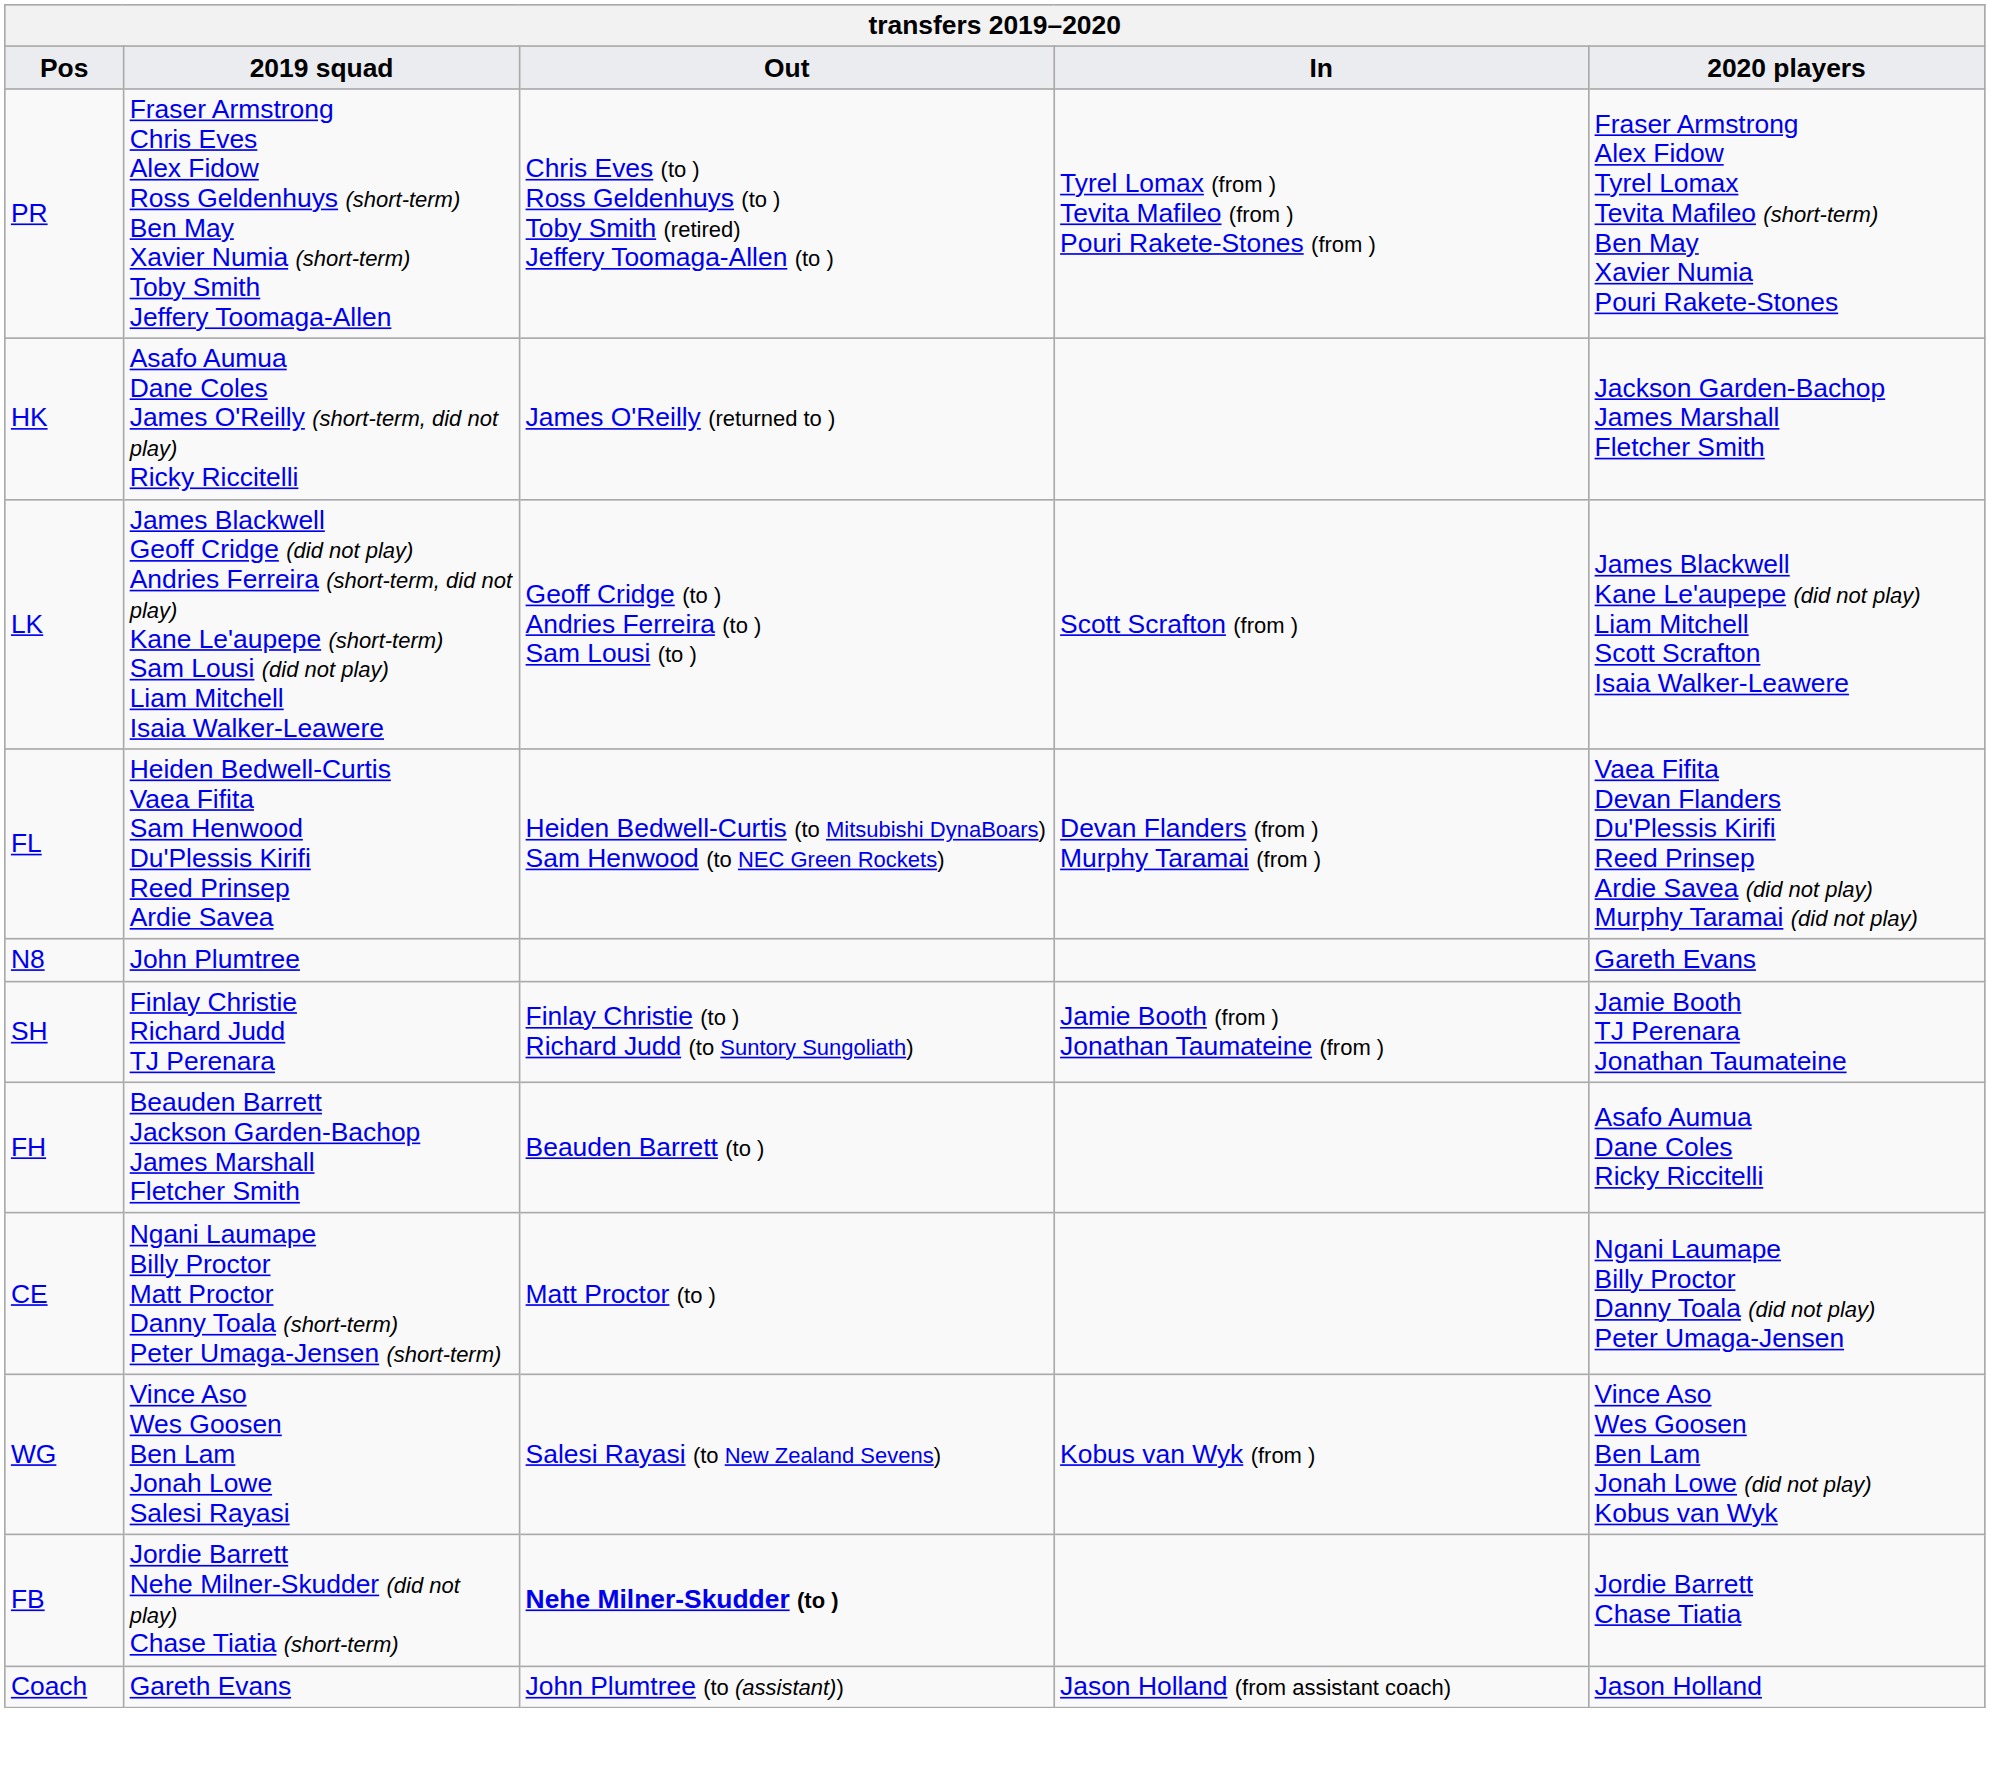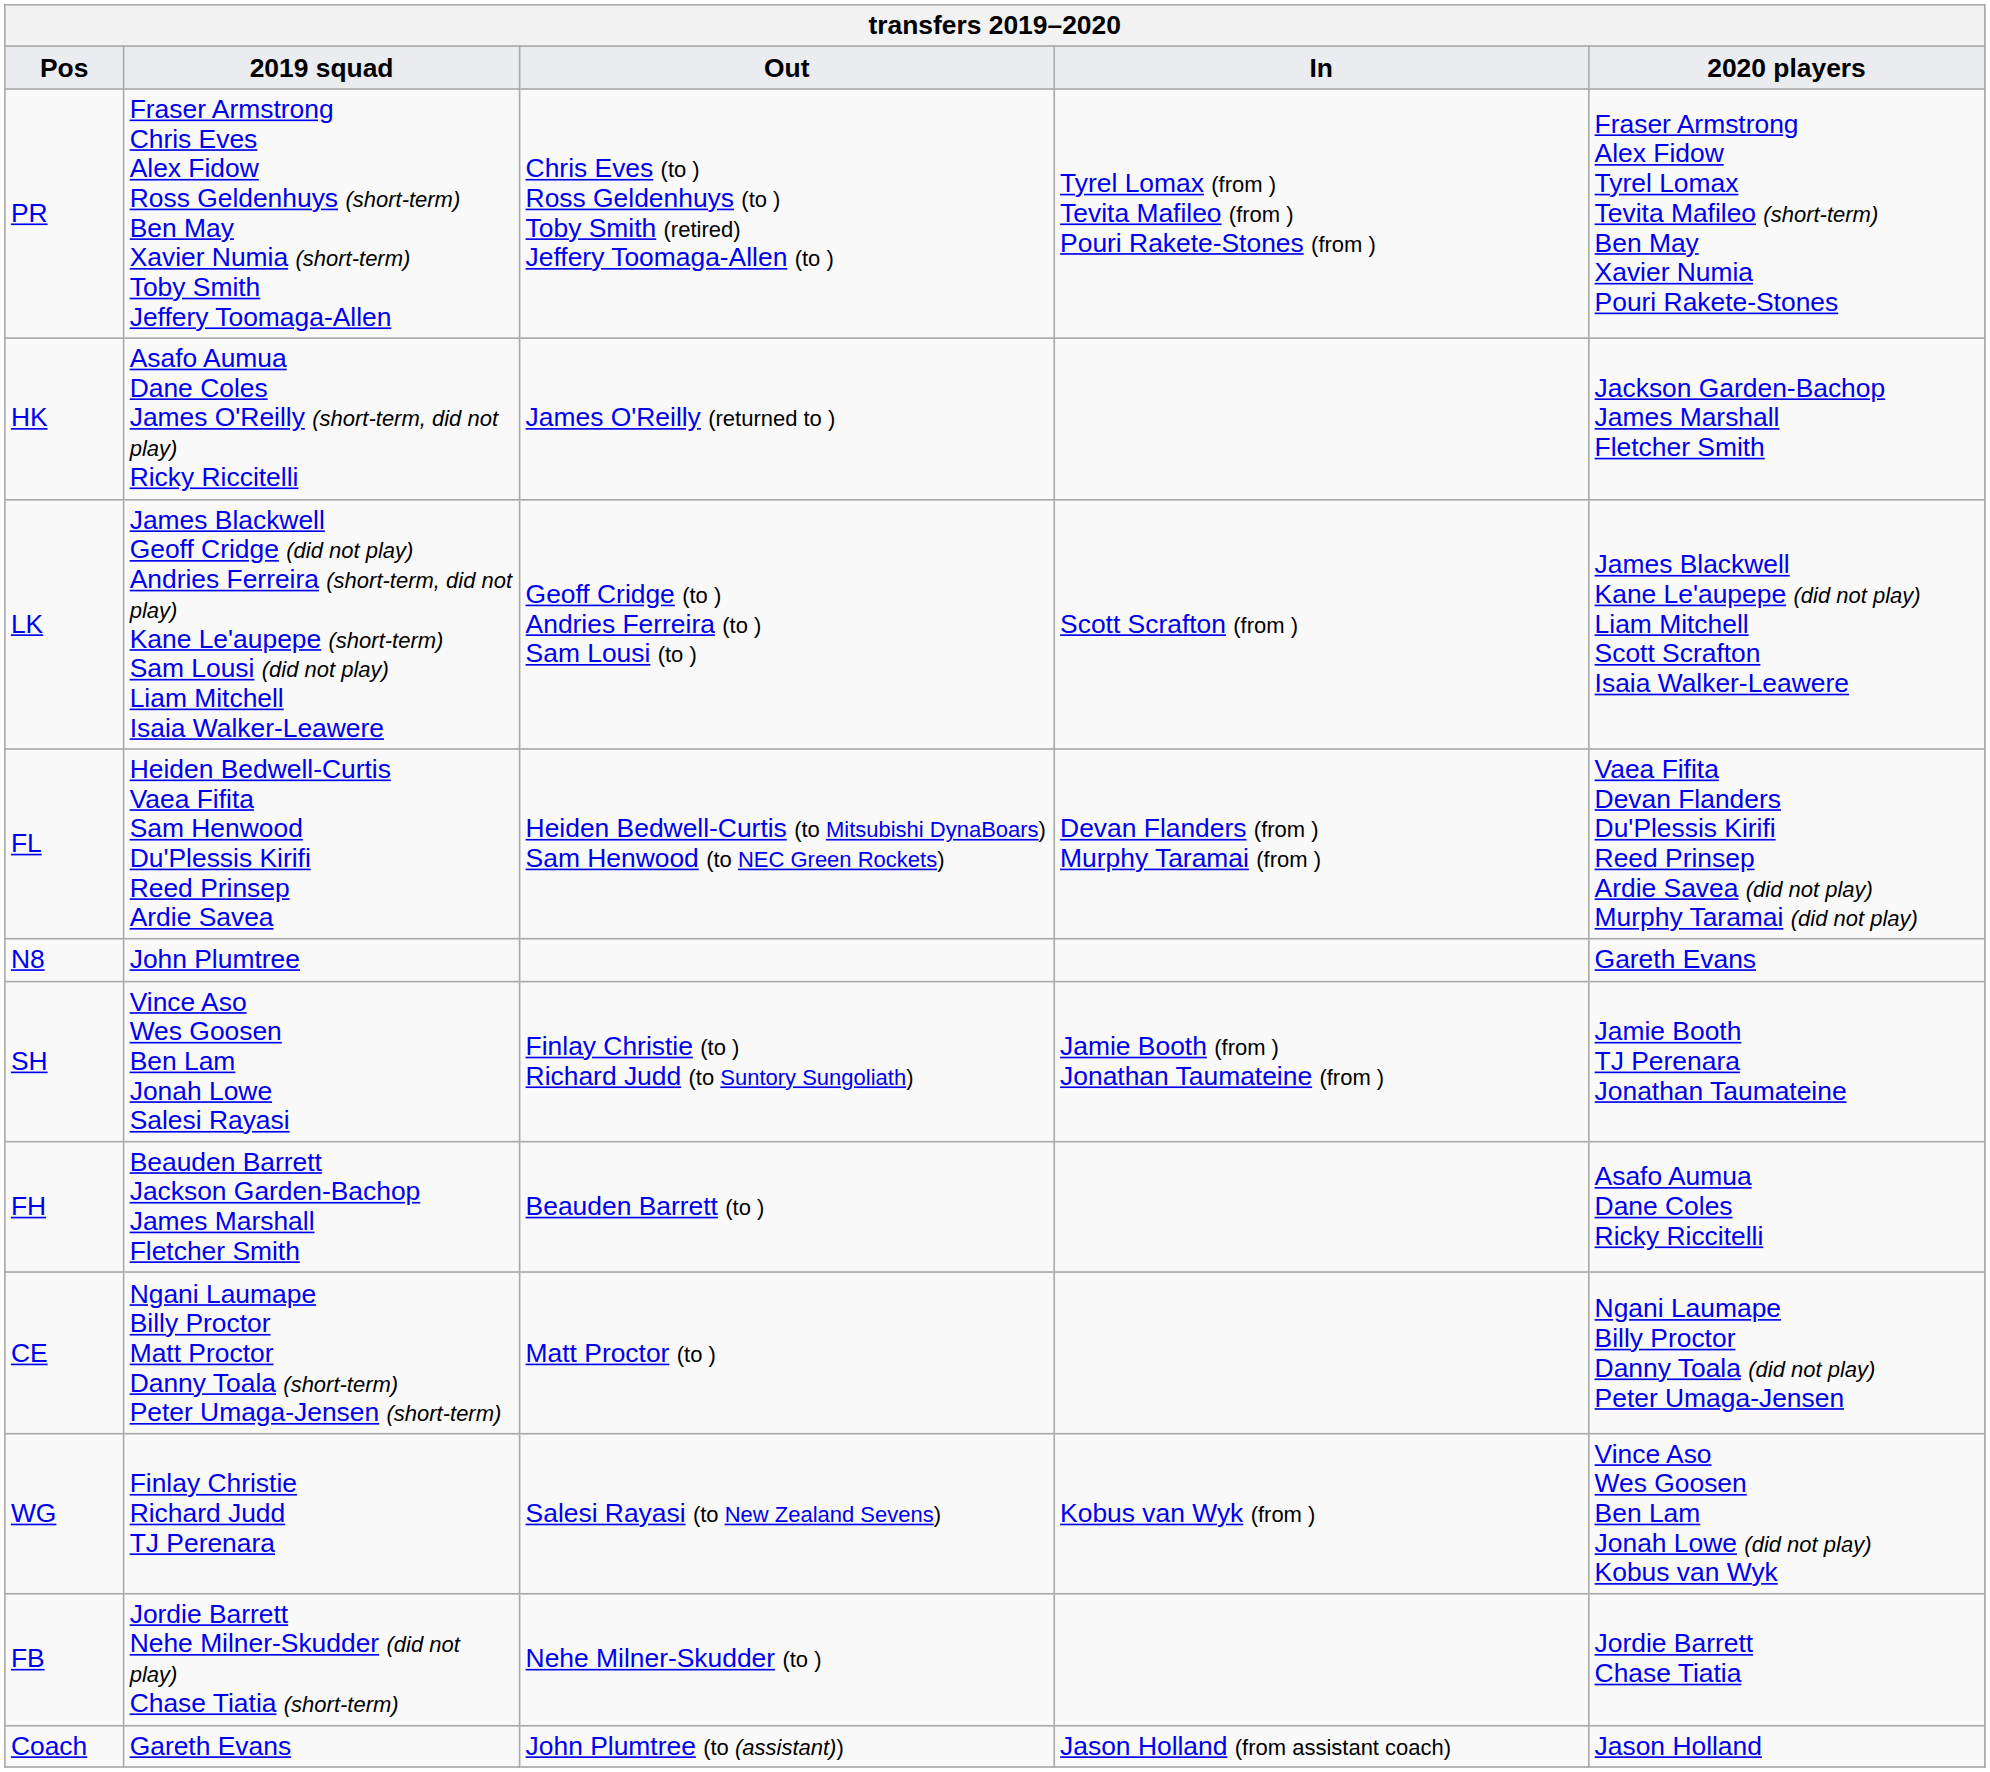(213, 1031) Finlay Christie Richard Judd TJ Perenara -> (210, 1061) Vince Aso Wes Goosen Ben Lam Jonah Lowe Salesi Rayasi
(210, 1453) Vince Aso Wes Goosen Ben Lam Jonah Lowe Salesi Rayasi -> (213, 1513) Finlay Christie Richard Judd TJ Perenara
(682, 1599) bold -> (674, 1659) normal
